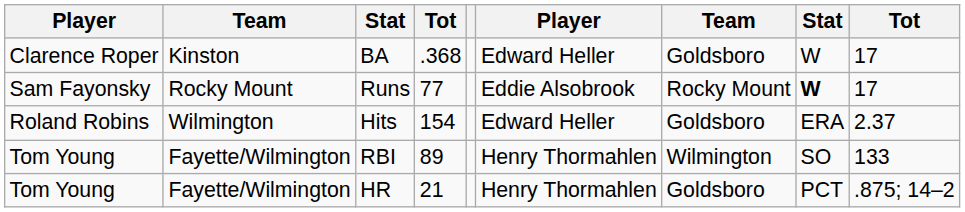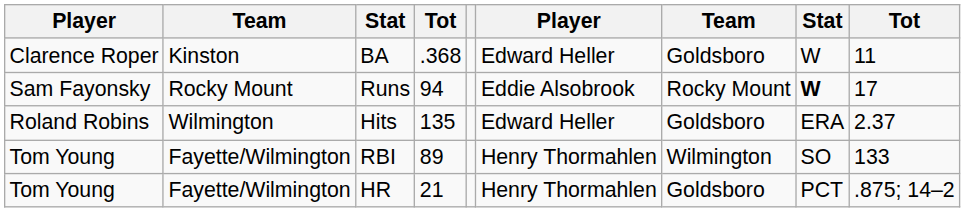(866, 55) 17 -> (865, 55) 11
(432, 88) 77 -> (432, 88) 94
(438, 122) 154 -> (438, 122) 135
